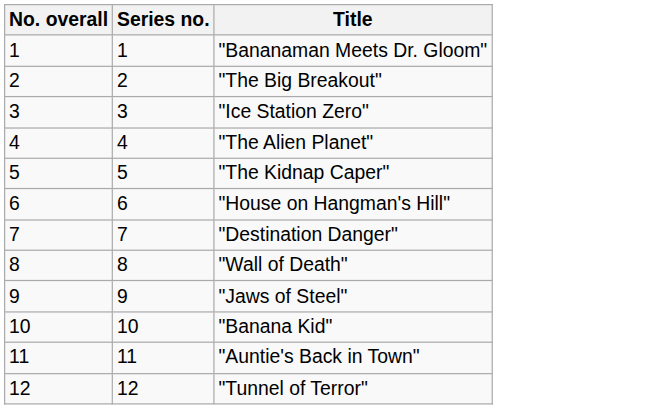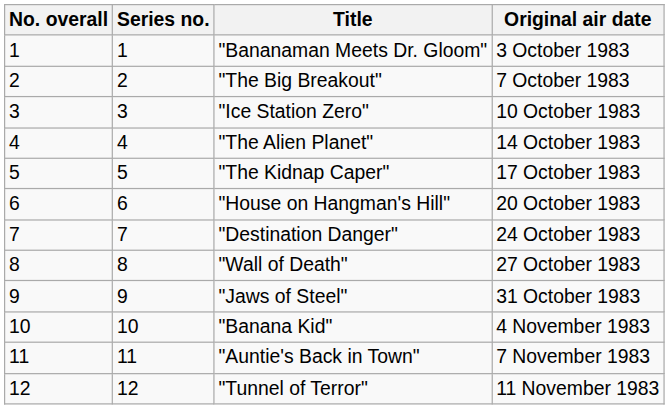+ column: (578, 19)
